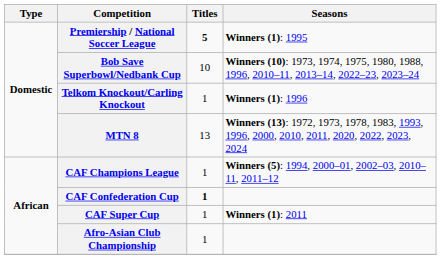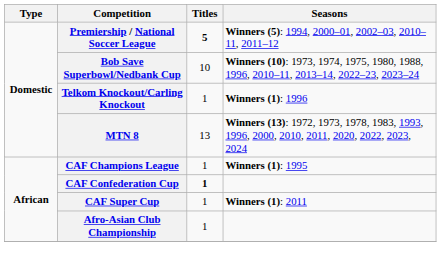(266, 37) Winners (1): 1995 -> (326, 37) Winners (5): 1994, 2000–01, 2002–03, 2010–11, 2011–12
(326, 172) Winners (5): 1994, 2000–01, 2002–03, 2010–11, 2011–12 -> (266, 166) Winners (1): 1995
